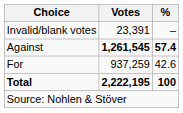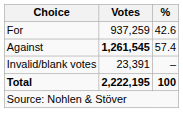rows swapped: (15, 64) <-> (52, 30)
(165, 47) bold -> (165, 47) normal
